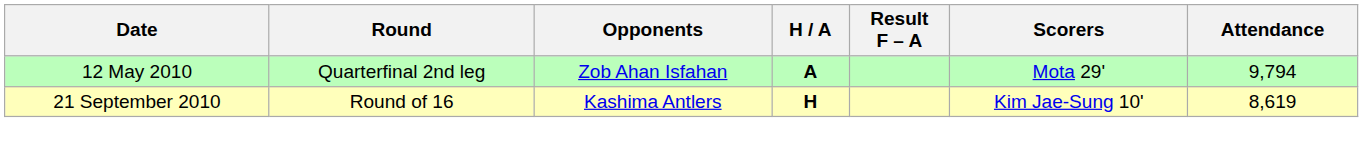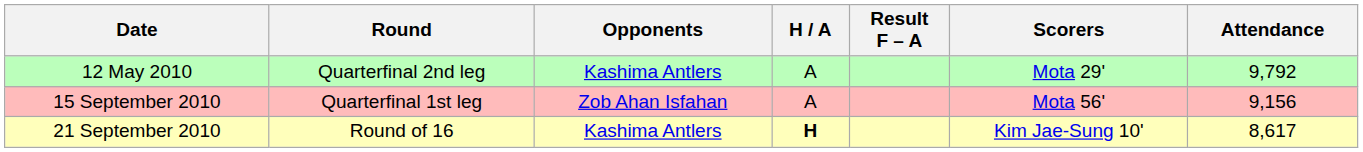(653, 71) Zob Ahan Isfahan -> (653, 71) Kashima Antlers
(810, 71) bold -> (810, 71) normal
(1273, 71) 9,794 -> (1273, 71) 9,792
+ row: (137, 101)
(1273, 101) 8,619 -> (1273, 131) 8,617
